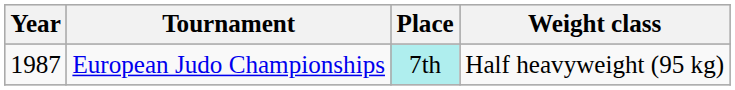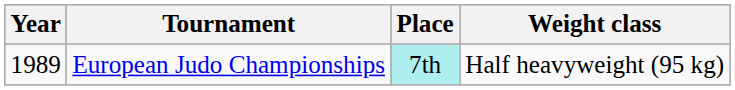(36, 64) 1987 -> (36, 64) 1989
